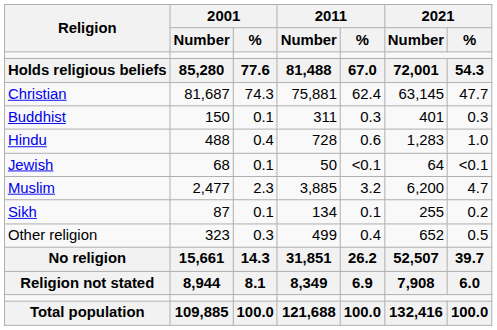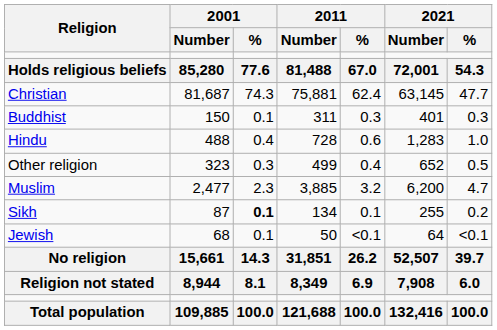rows swapped: (31, 164) <-> (53, 235)
(263, 211) normal -> (263, 211) bold
